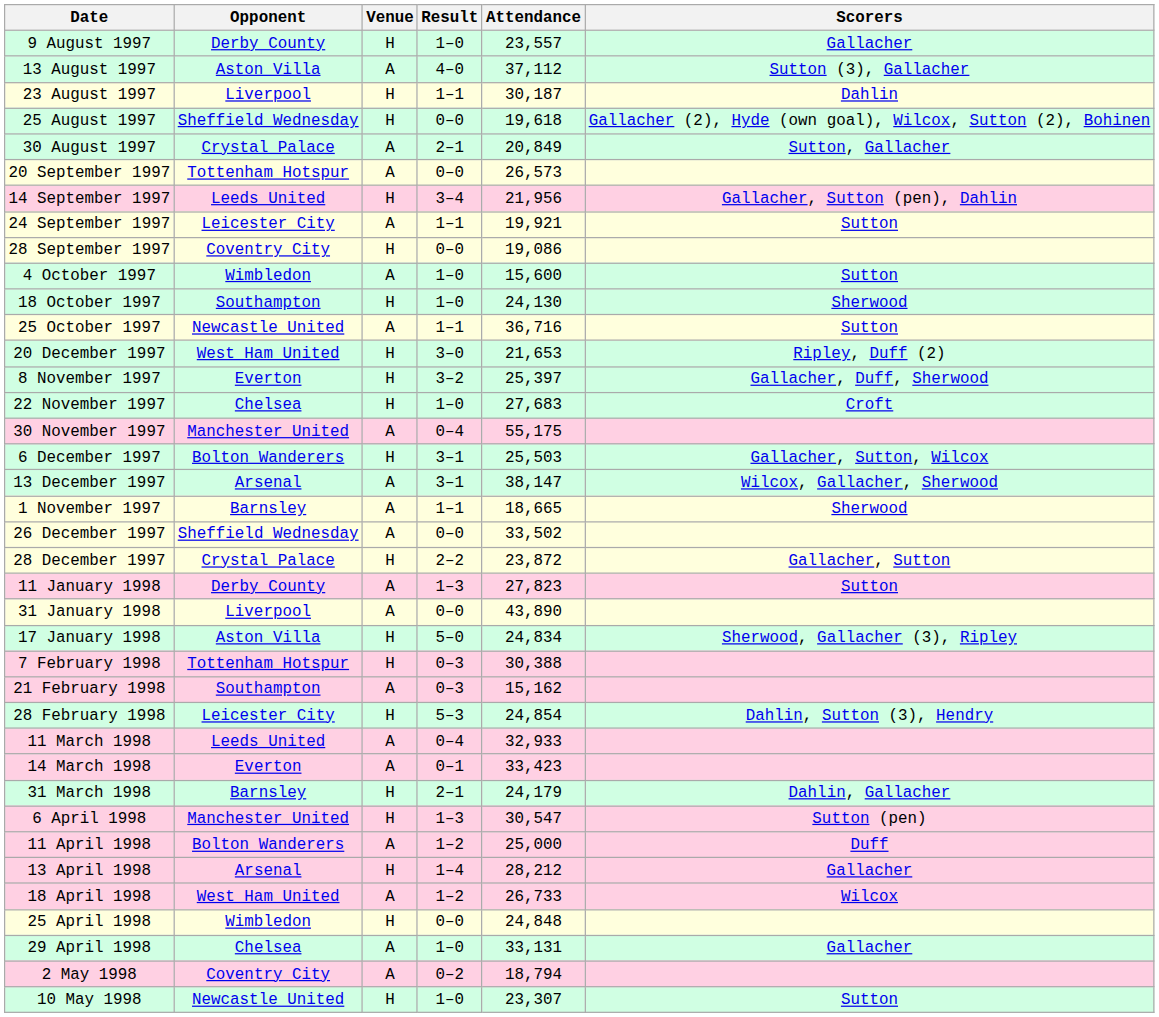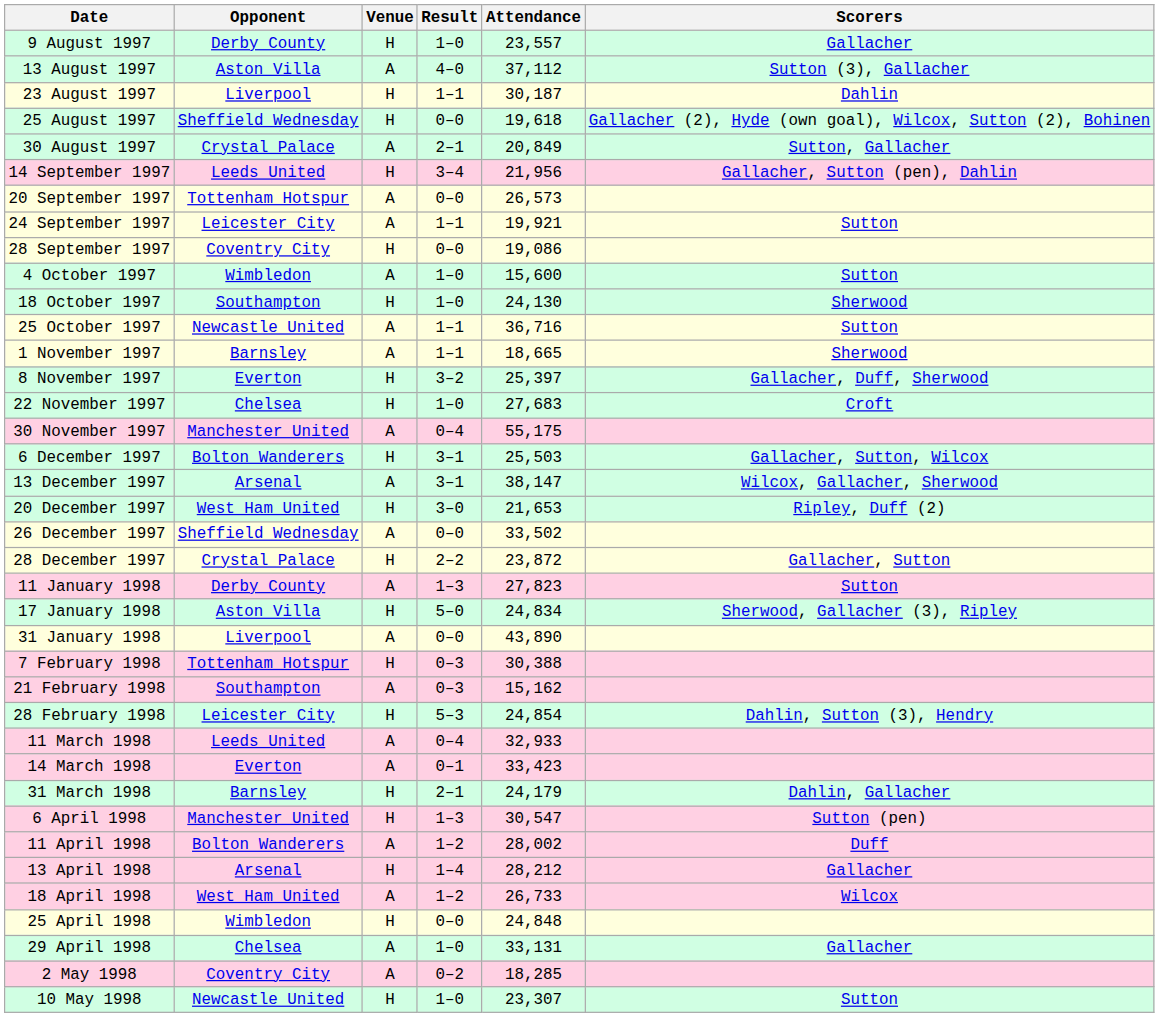rows swapped: (89, 198) <-> (89, 173)
rows swapped: (89, 509) <-> (89, 354)
rows swapped: (89, 638) <-> (89, 612)
(534, 845) 25,000 -> (534, 845) 28,002
(534, 974) 18,794 -> (534, 974) 18,285
